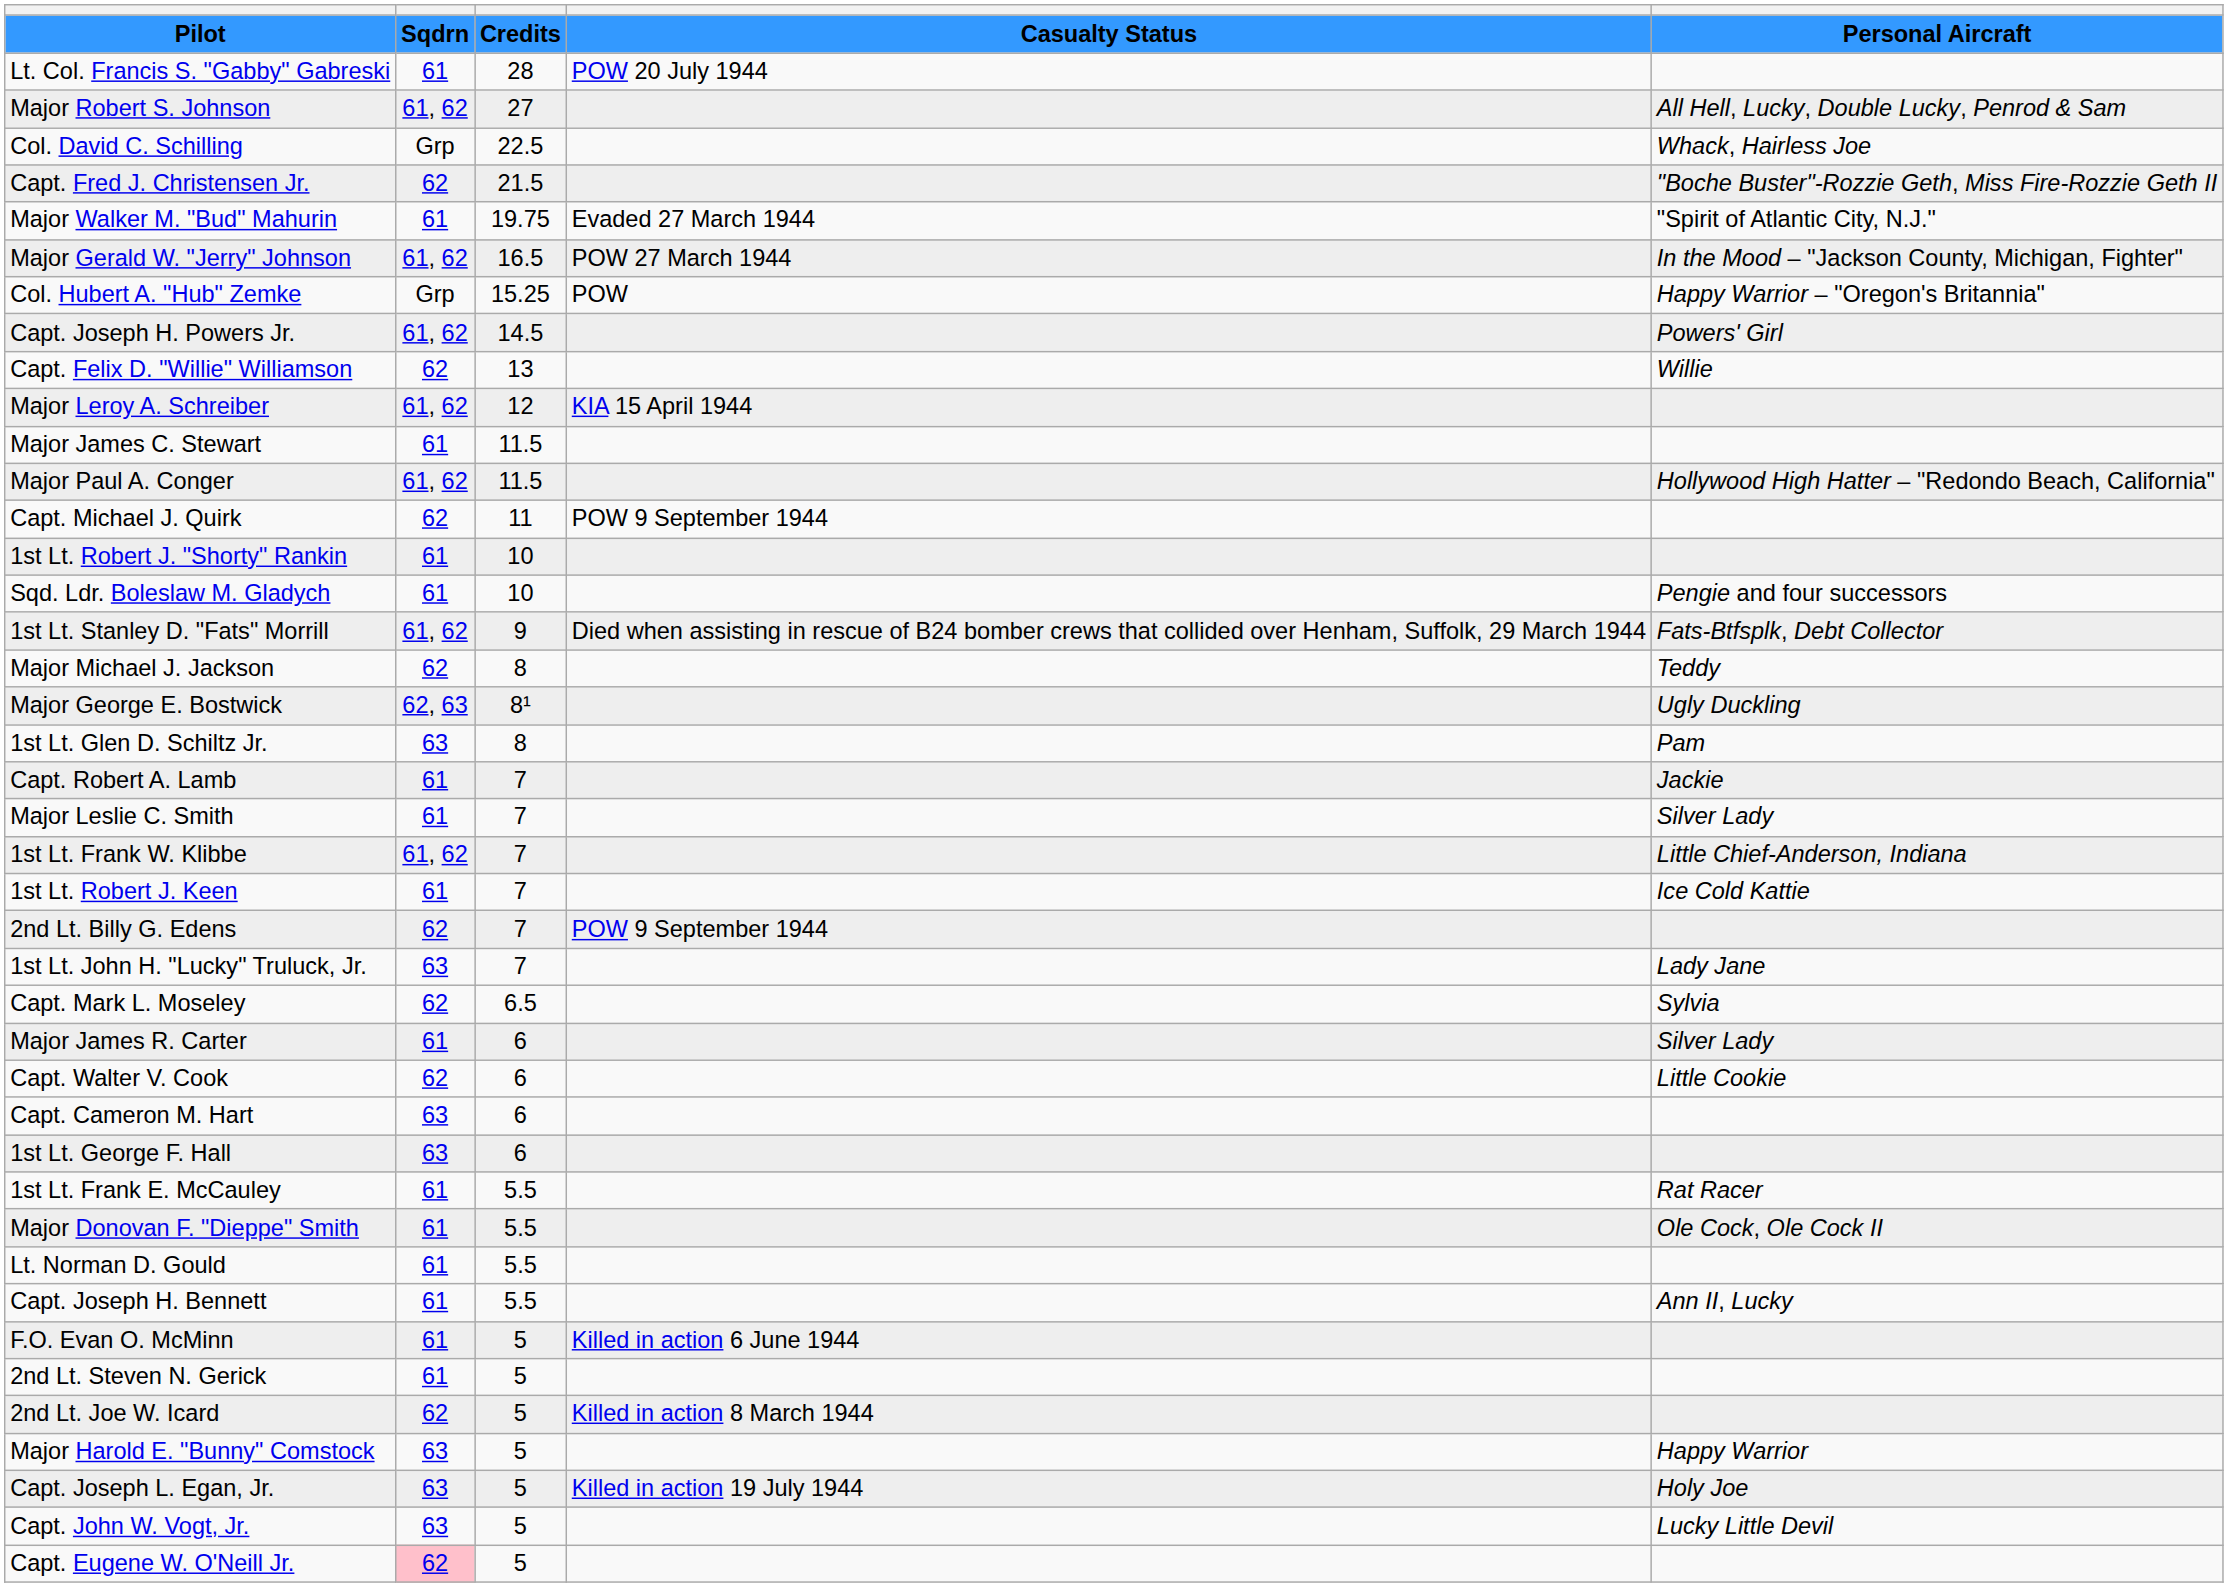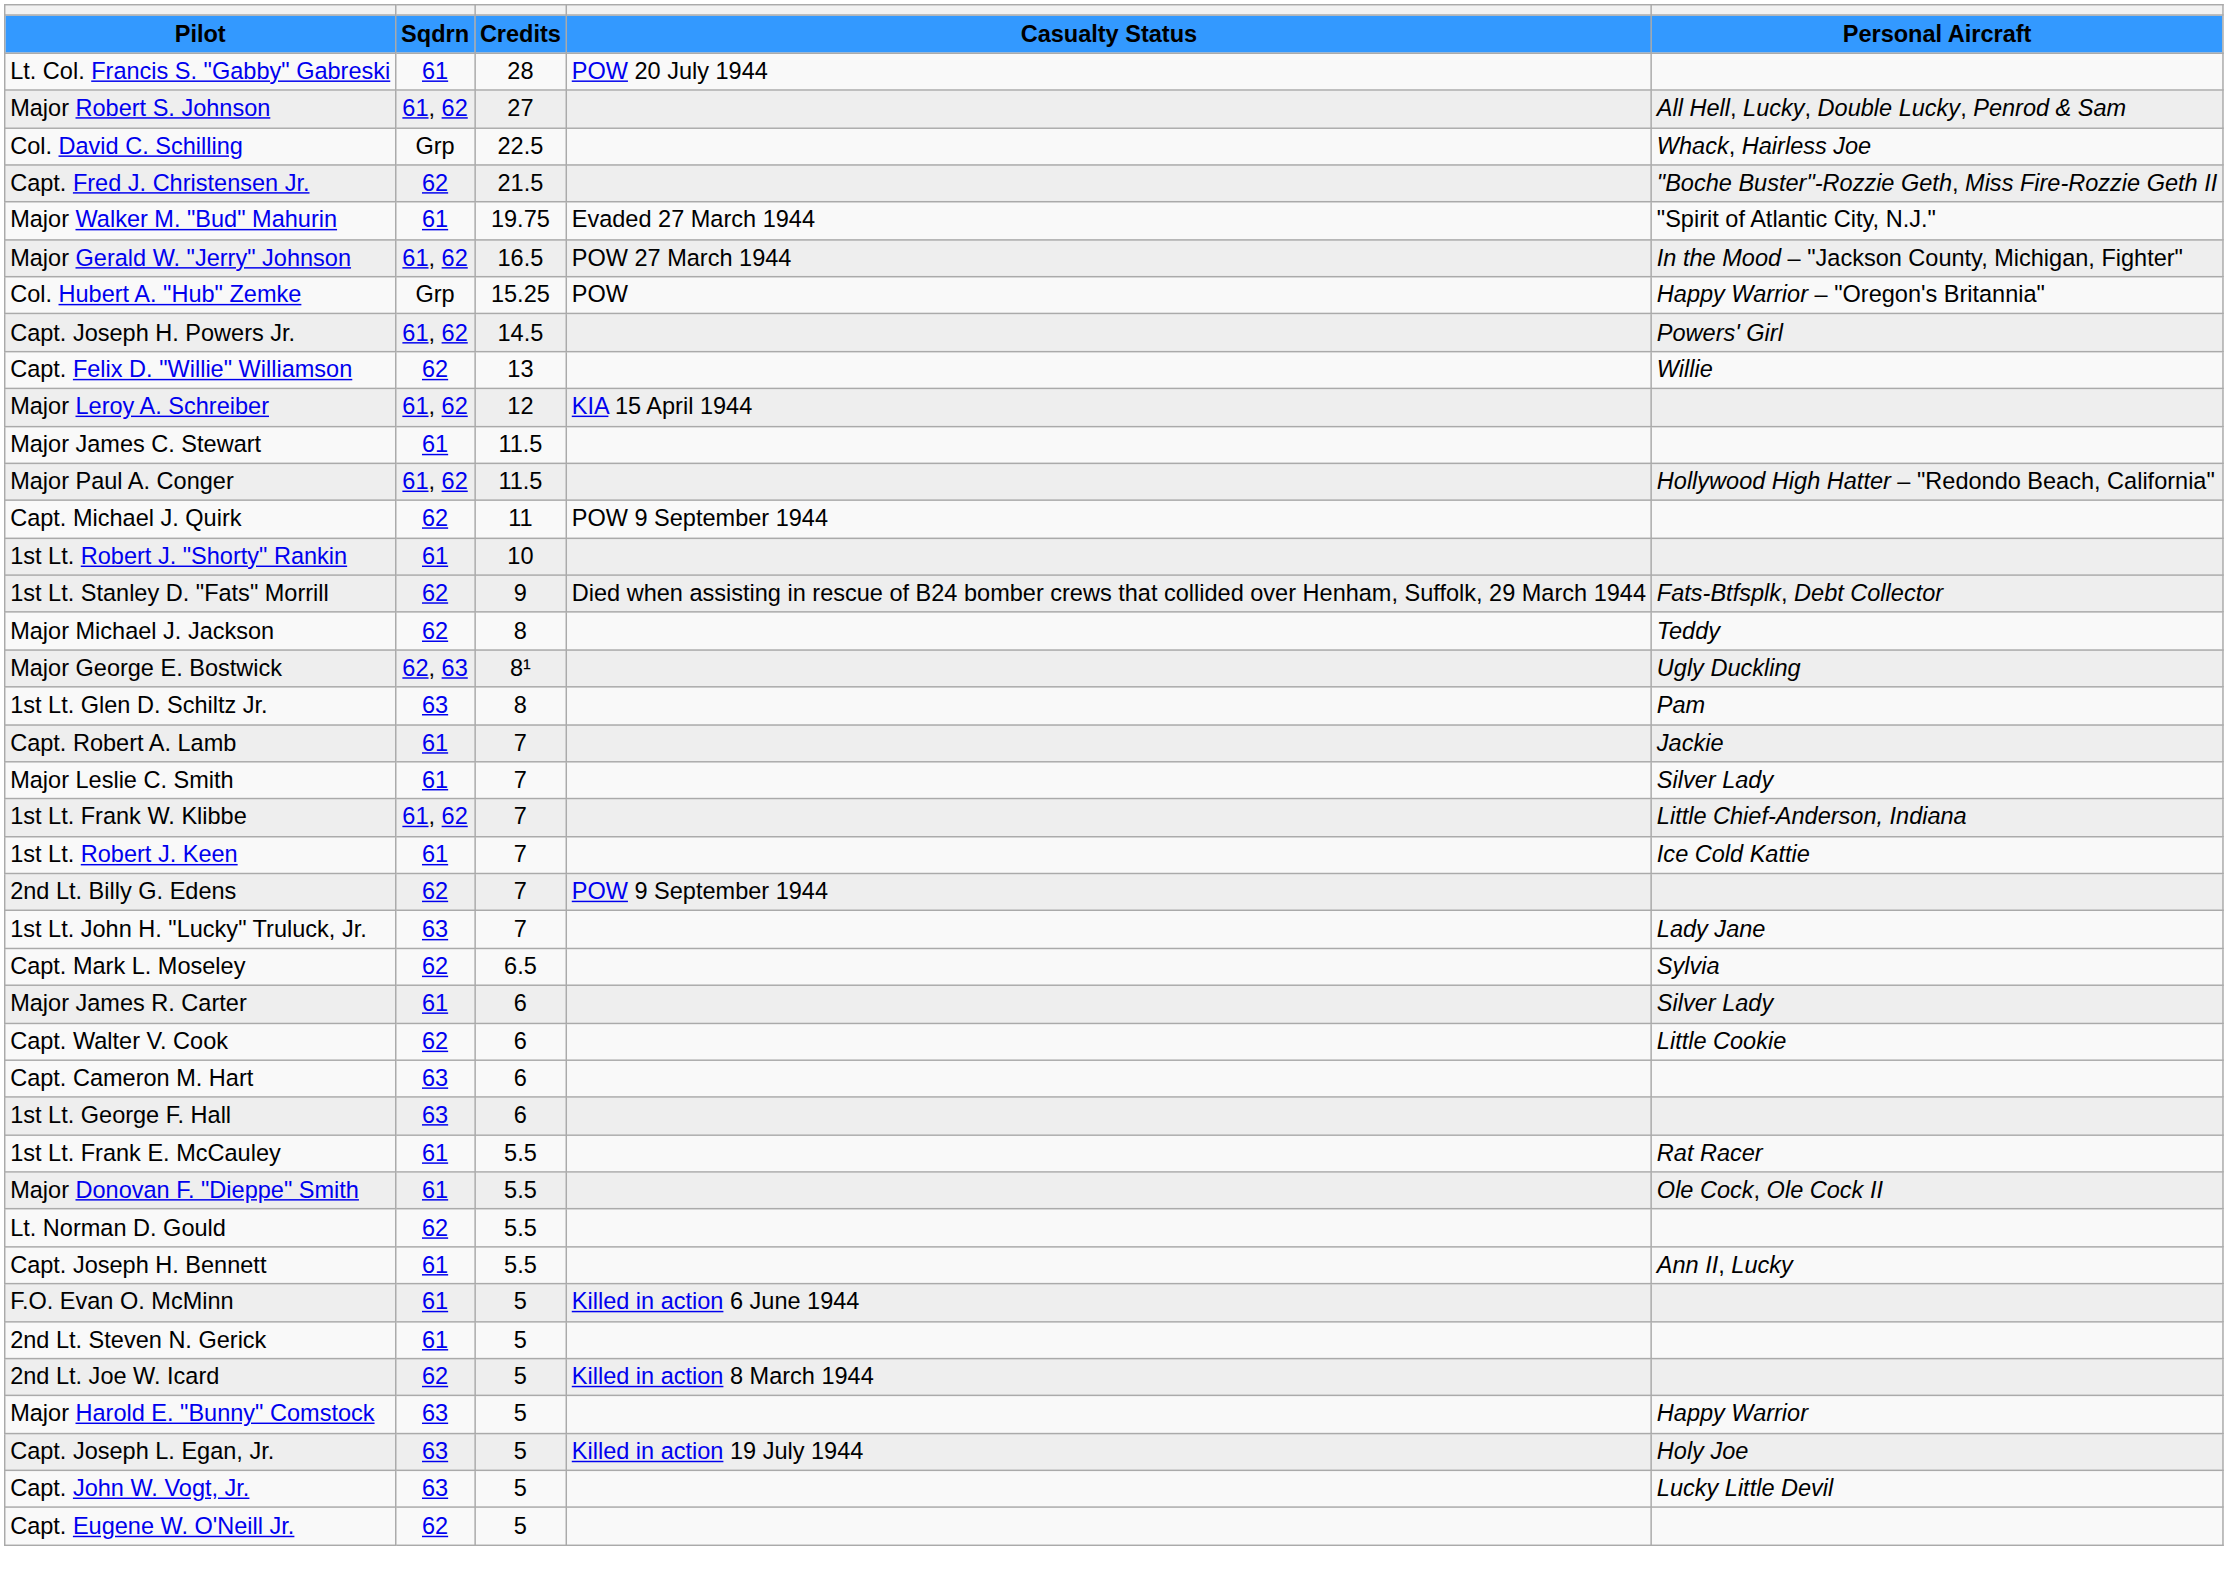- row: (170, 593)
(435, 630) 61, 62 -> (435, 593) 62
(435, 1264) 61 -> (435, 1227) 62
(435, 1563) pink background -> (435, 1526) no background
